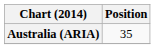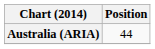(126, 33) 35 -> (126, 33) 44
